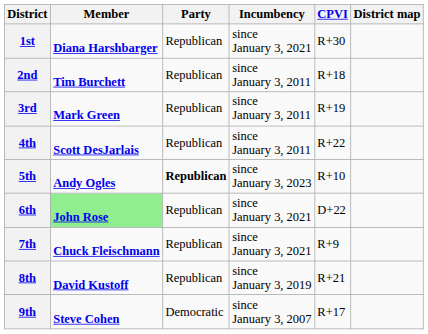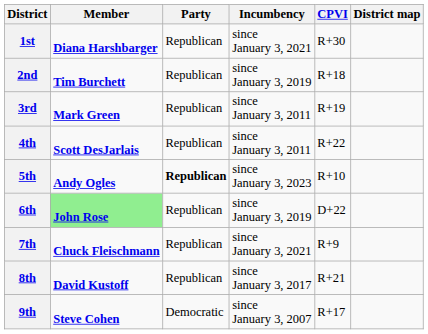(272, 75) since January 3, 2011 -> (272, 75) since January 3, 2019
(272, 210) since January 3, 2021 -> (272, 210) since January 3, 2019
(272, 278) since January 3, 2019 -> (272, 278) since January 3, 2017
